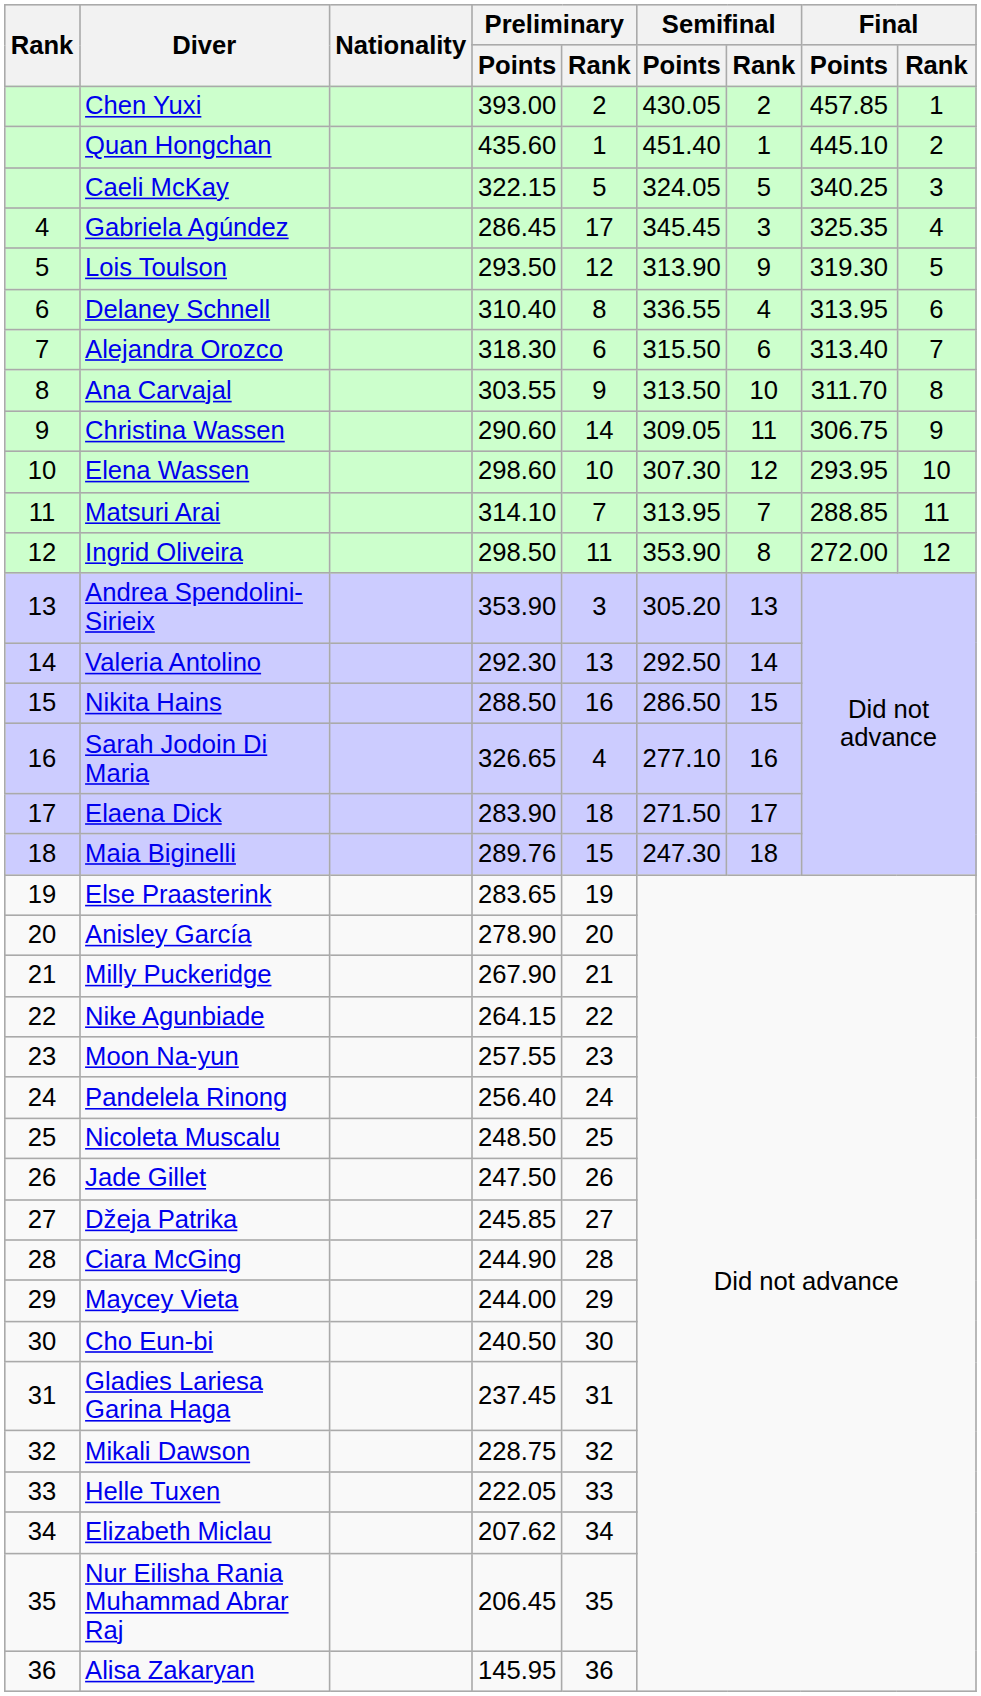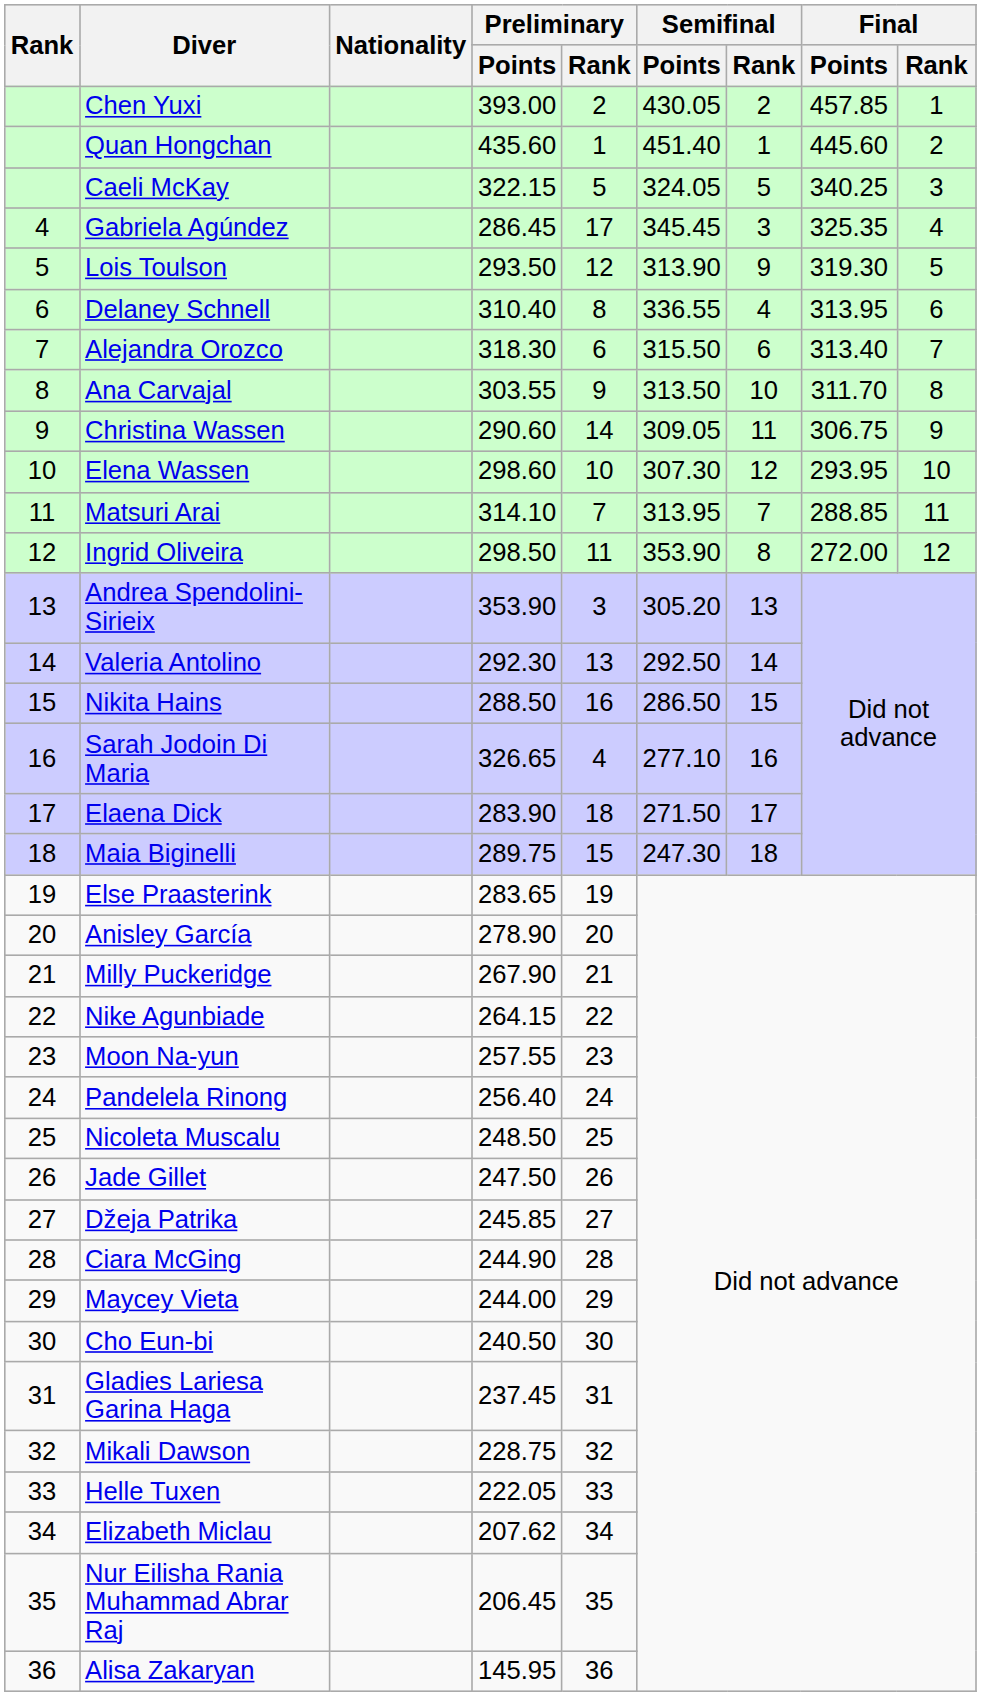(849, 146) 445.10 -> (849, 146) 445.60
(517, 853) 289.76 -> (517, 853) 289.75
